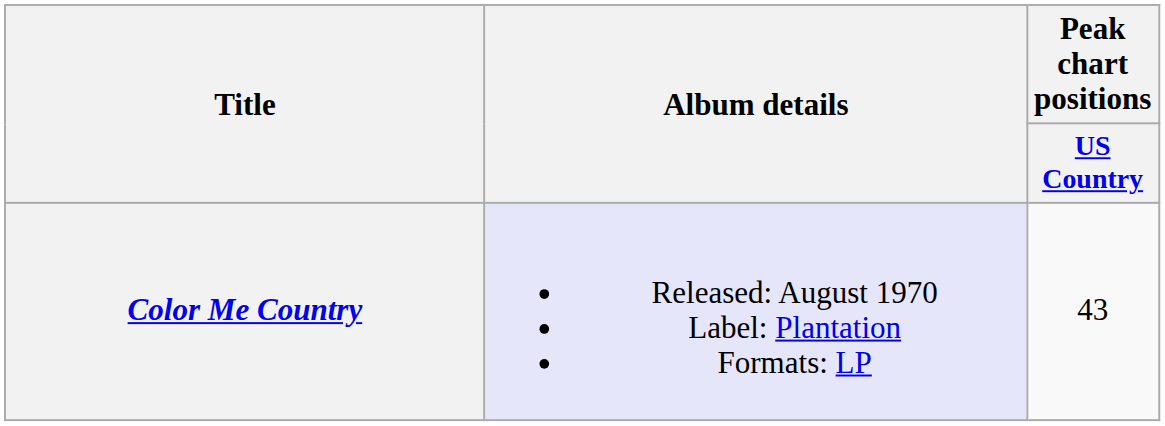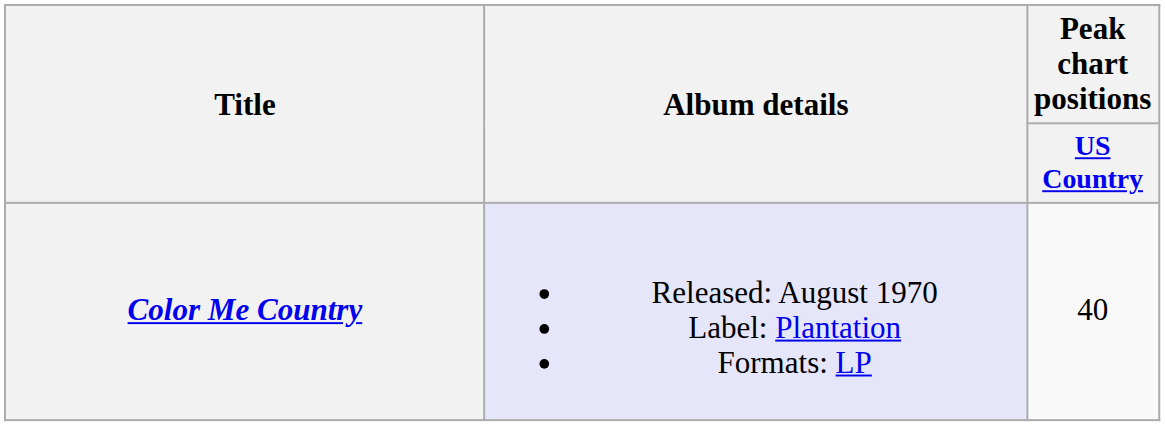(1093, 310) 43 -> (1093, 310) 40
